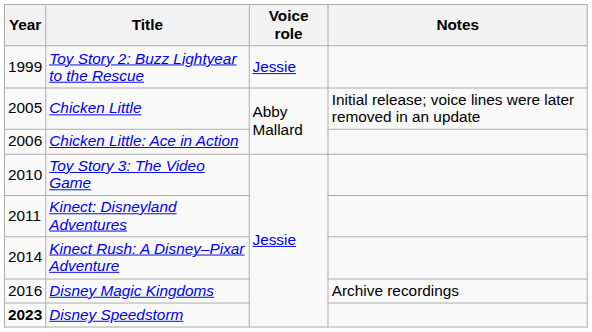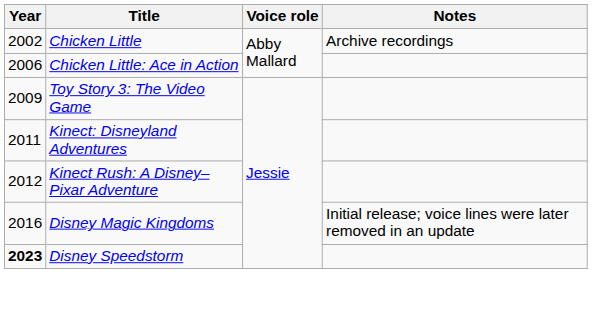- row: (143, 66)
(25, 108) 2005 -> (25, 41) 2002
(453, 108) Initial release; voice lines were later removed in an update -> (390, 41) Archive recordings
(25, 174) 2010 -> (25, 98) 2009
(25, 257) 2014 -> (25, 181) 2012
(395, 290) Archive recordings -> (447, 223) Initial release; voice lines were later removed in an update
